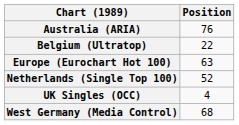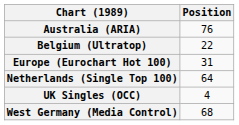(207, 62) 63 -> (207, 62) 31
(207, 79) 52 -> (207, 79) 64
